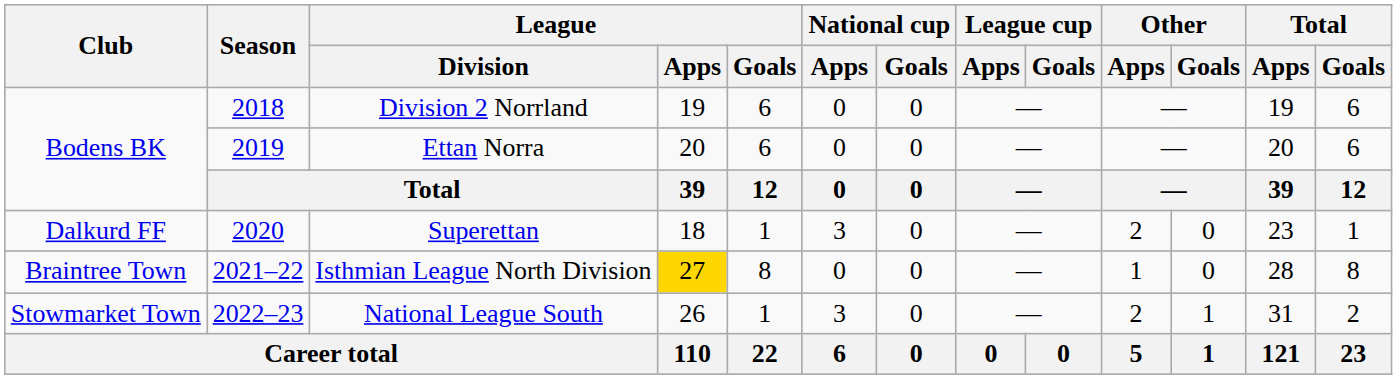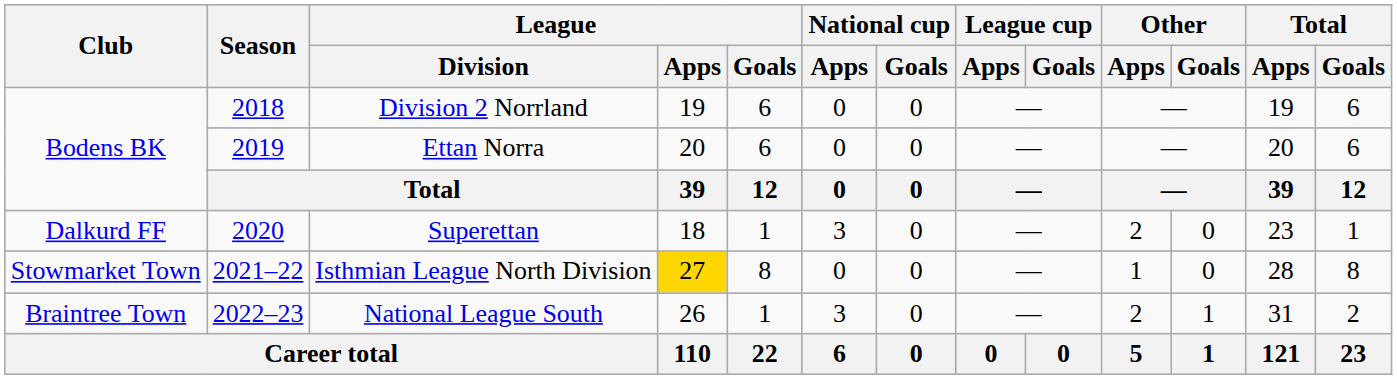(106, 271) Braintree Town -> (106, 271) Stowmarket Town
(106, 312) Stowmarket Town -> (106, 312) Braintree Town
